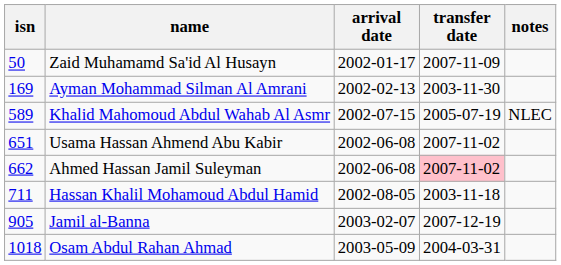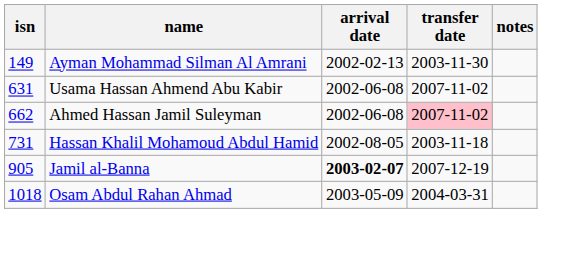- row: (163, 62)
(21, 89) 169 -> (21, 62) 149
- row: (190, 115)
(21, 141) 651 -> (21, 89) 631
(21, 194) 711 -> (21, 141) 731
(377, 221) normal -> (365, 168) bold
